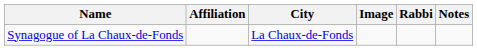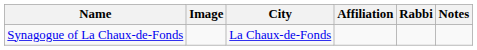columns swapped: (376, 14) <-> (217, 14)
